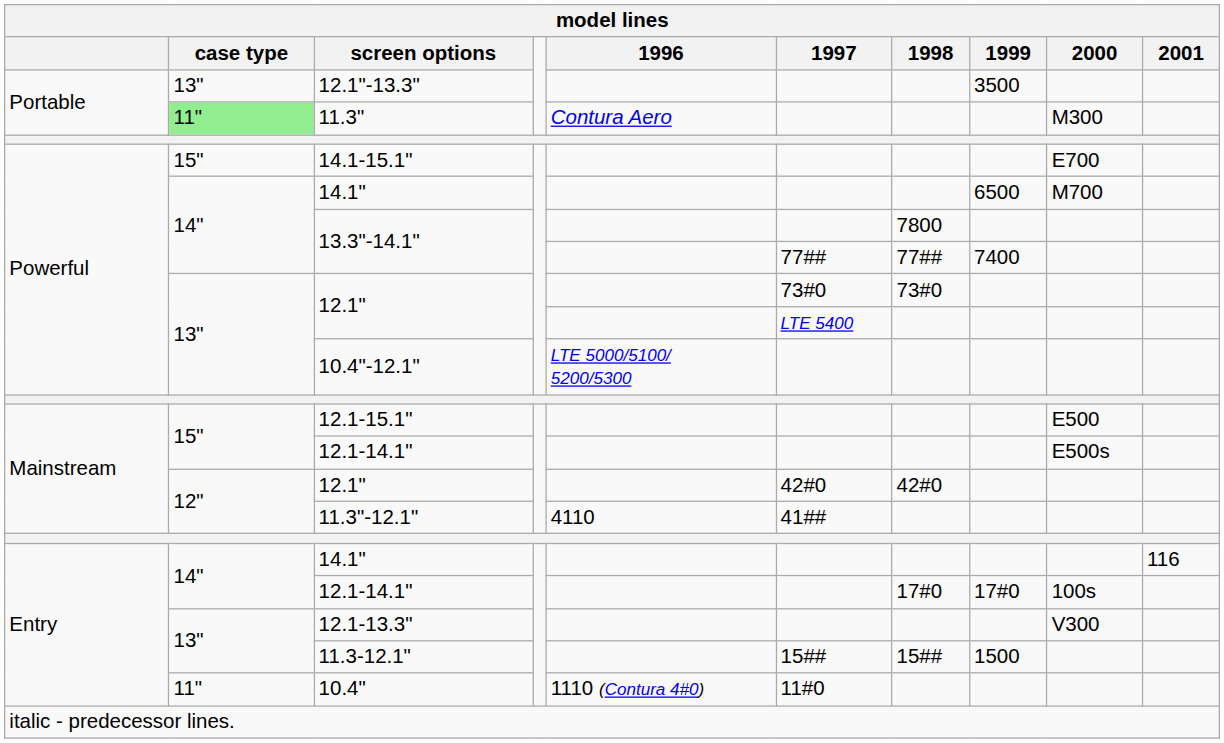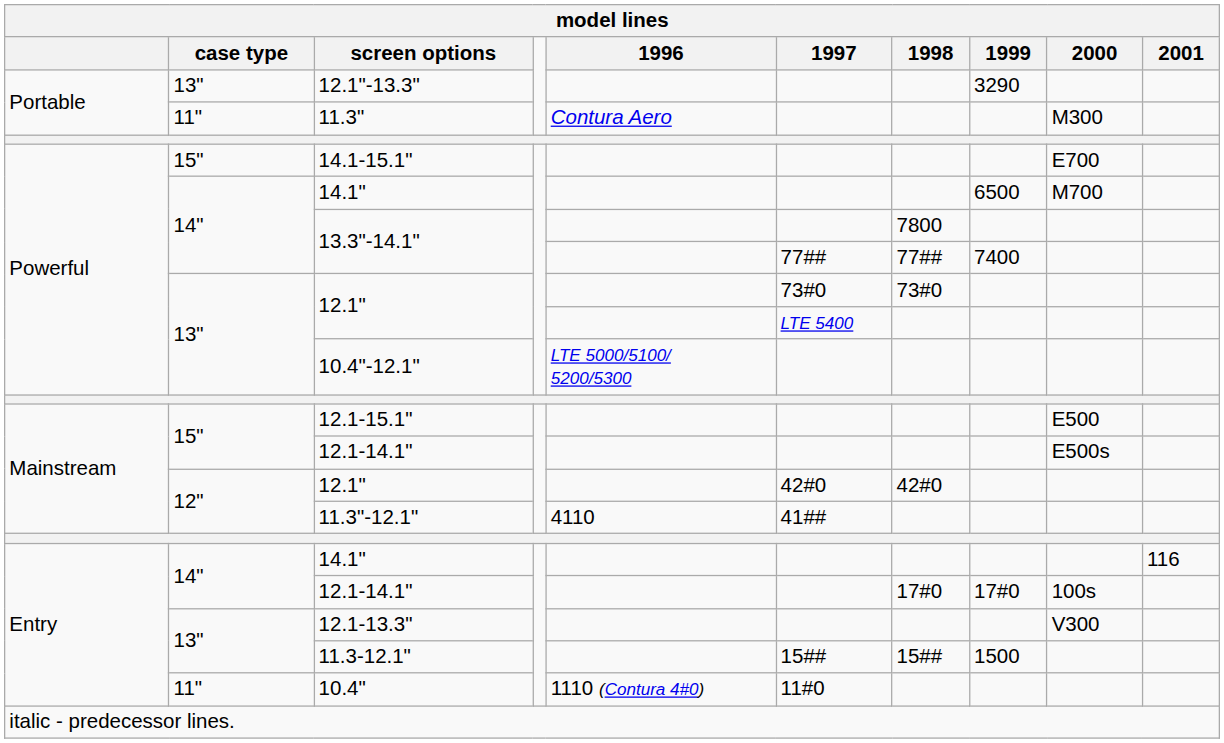(997, 85) 3500 -> (997, 85) 3290
(188, 118) lightgreen background -> (188, 118) no background
